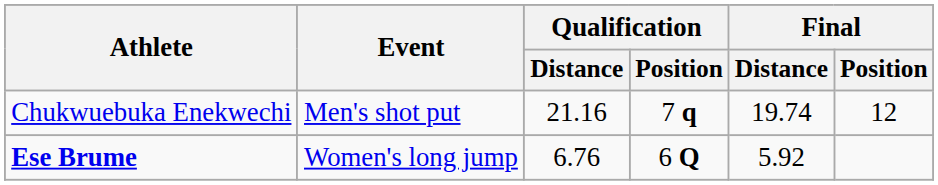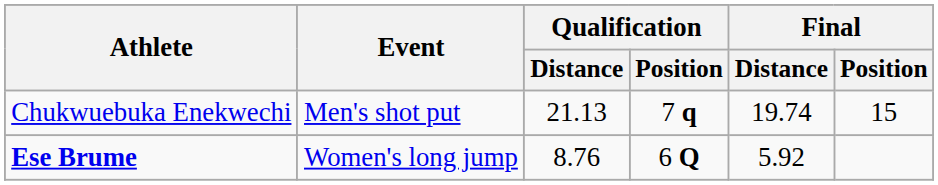(577, 112) 21.16 -> (577, 112) 21.13
(884, 112) 12 -> (884, 112) 15
(577, 157) 6.76 -> (577, 157) 8.76
